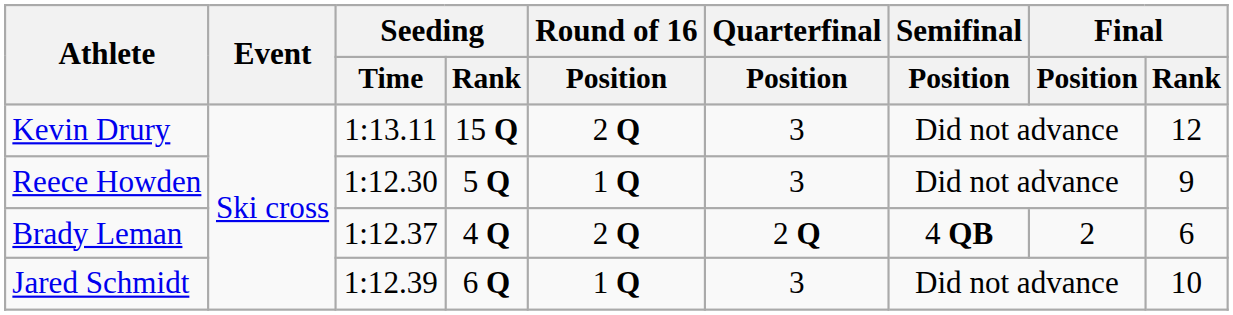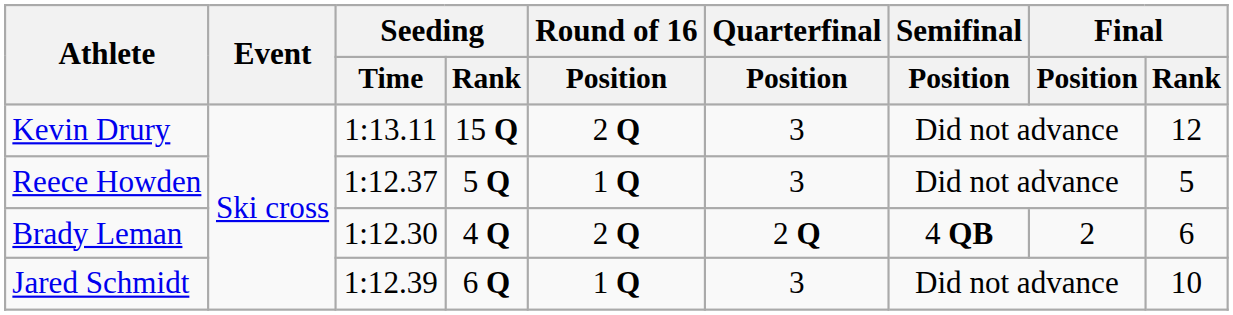(391, 181) 1:12.30 -> (391, 181) 1:12.37
(1186, 181) 9 -> (1186, 181) 5
(391, 232) 1:12.37 -> (391, 232) 1:12.30
